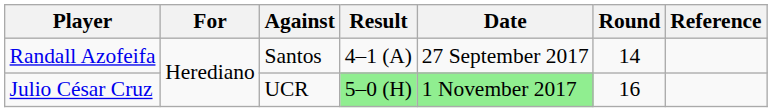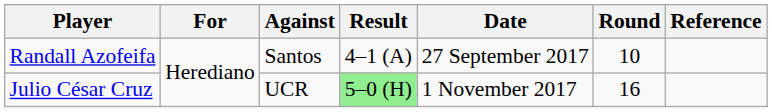(629, 55) 14 -> (629, 55) 10
(499, 89) lightgreen background -> (499, 89) no background
